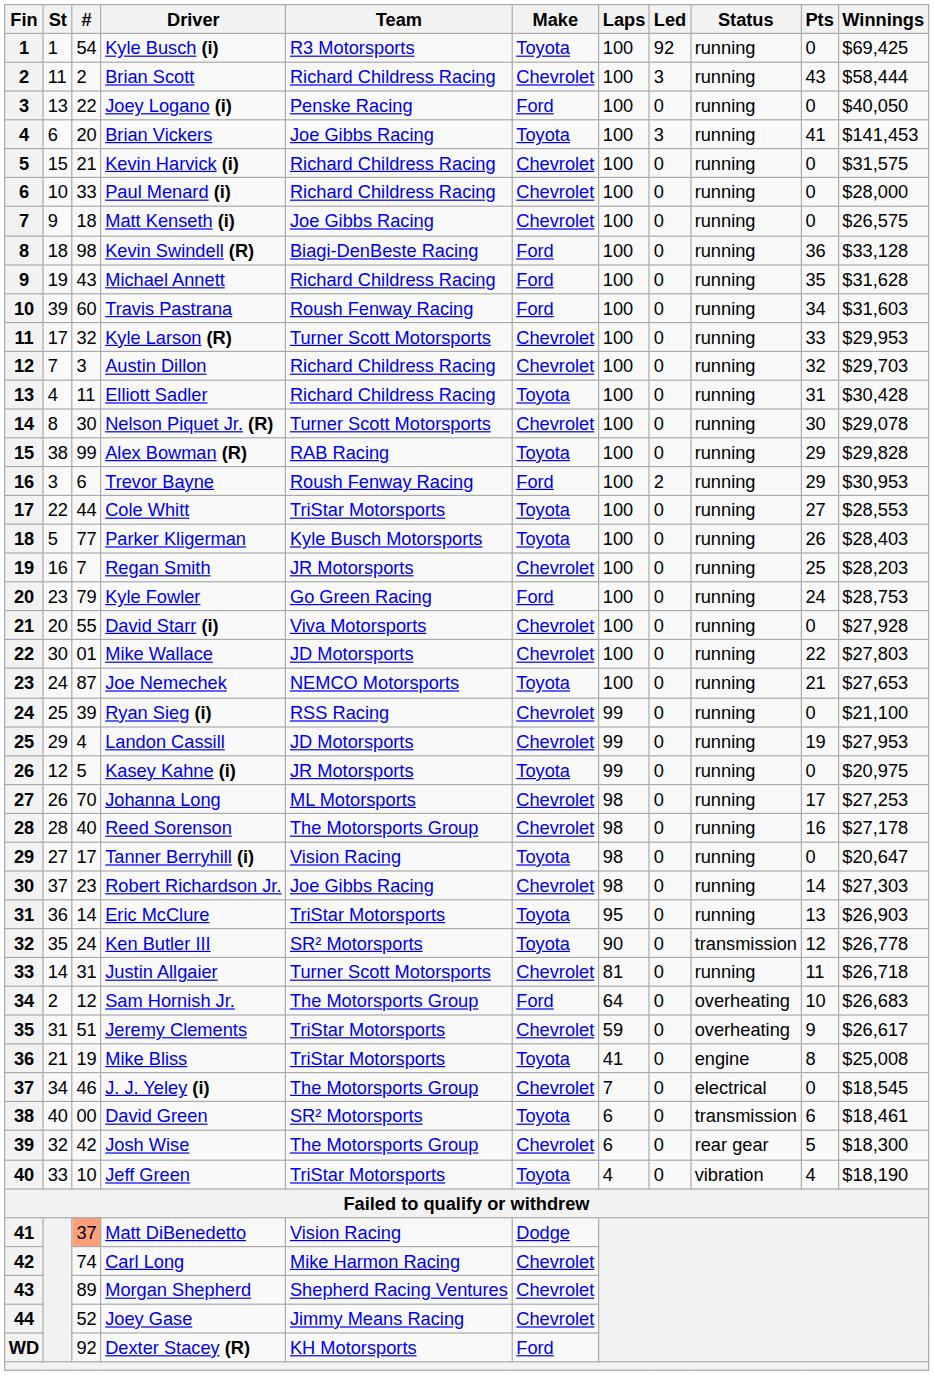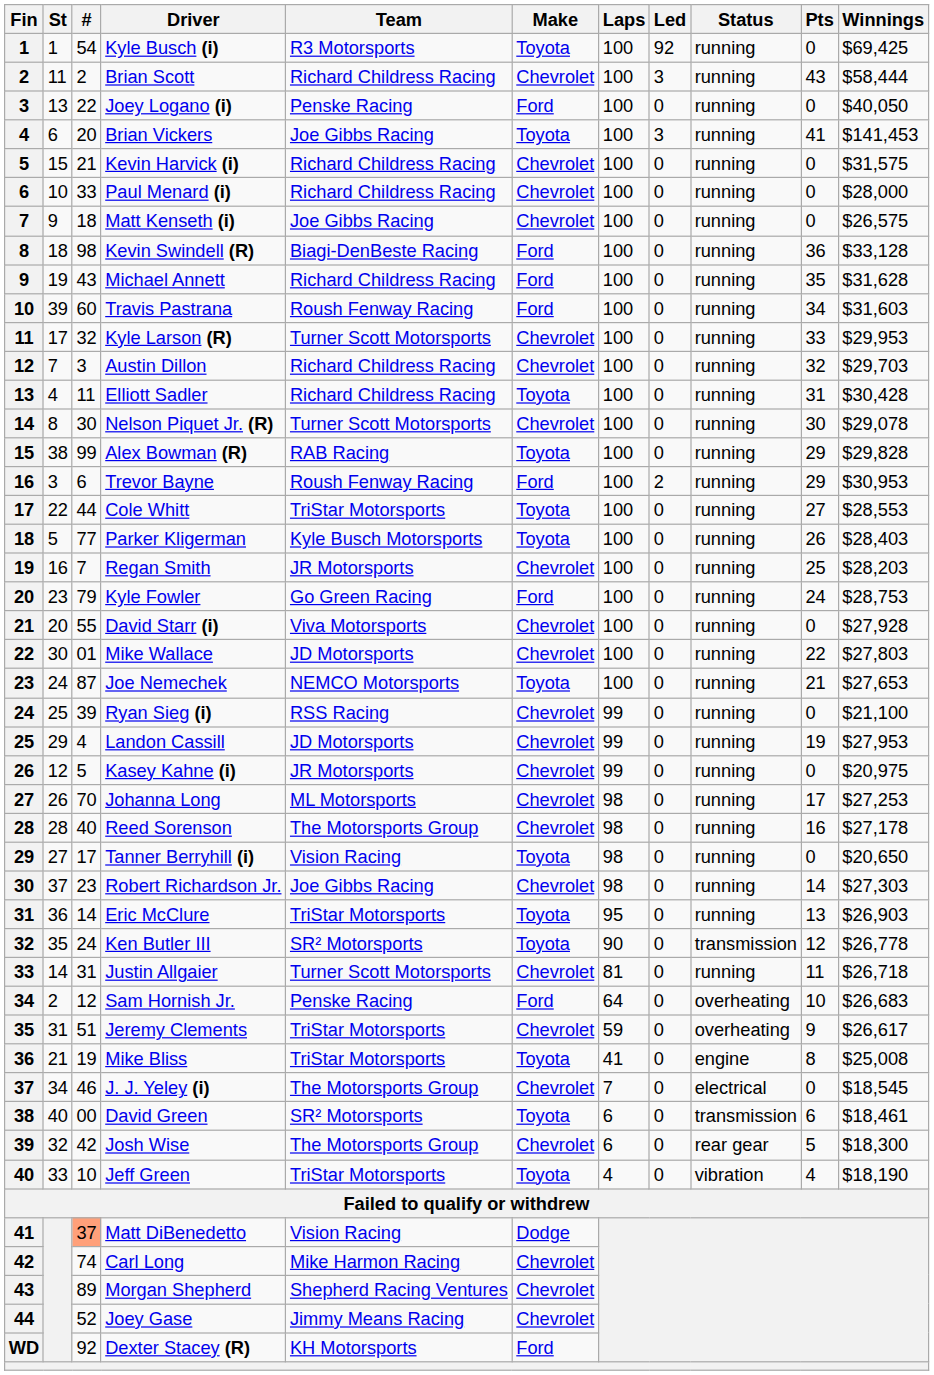(543, 770) Toyota -> (555, 770) Chevrolet
(875, 857) $20,647 -> (875, 857) $20,650
(384, 1001) The Motorsports Group -> (351, 1001) Penske Racing
